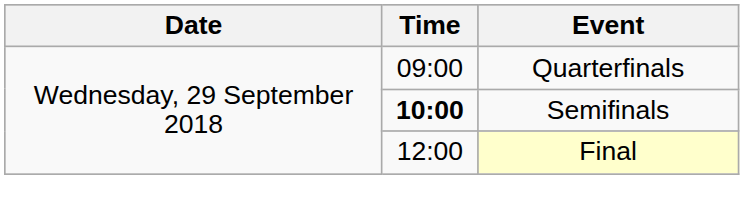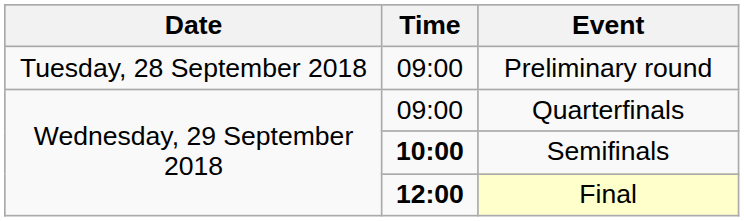+ row: (608, 67)
(430, 151) normal -> (430, 194) bold
